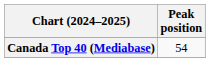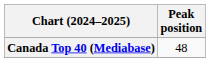(181, 47) 54 -> (181, 47) 48
